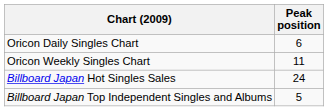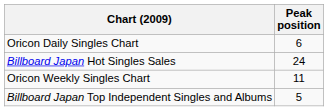rows swapped: (78, 61) <-> (91, 79)
